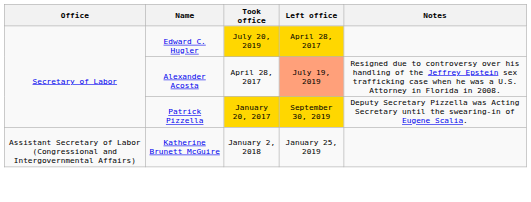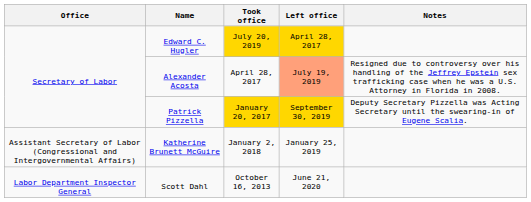+ row: (185, 187)
